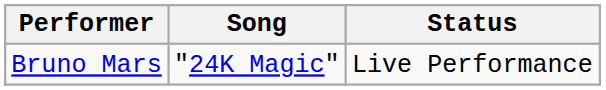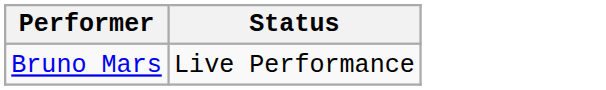- column: (257, 25)
